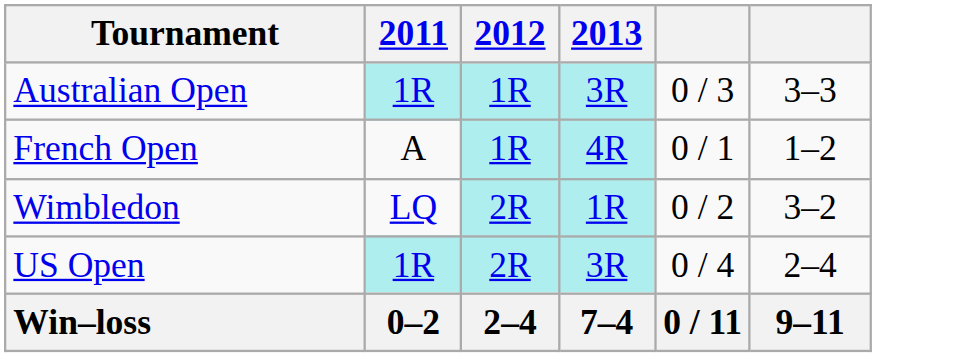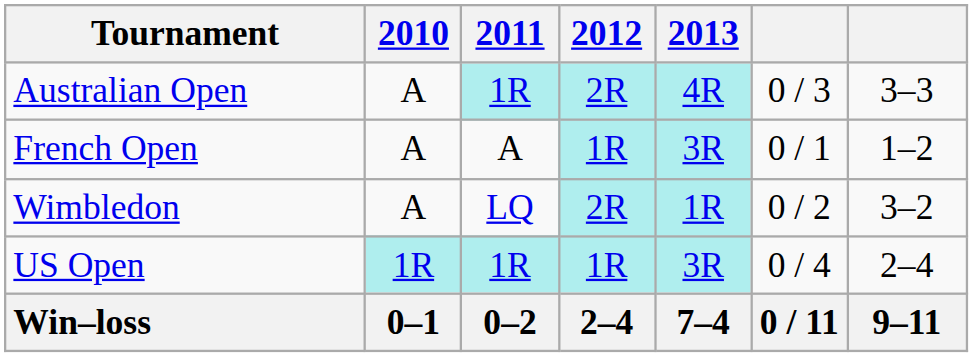+ column: (413, 32)
(510, 90) 1R -> (607, 90) 2R
(607, 90) 3R -> (703, 90) 4R
(607, 148) 4R -> (703, 148) 3R
(510, 263) 2R -> (607, 263) 1R
